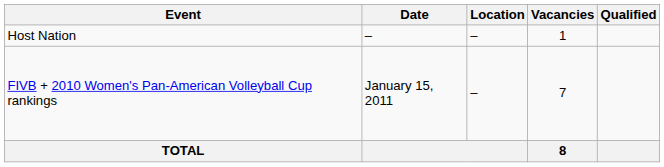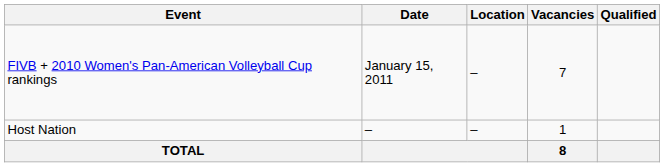rows swapped: (42, 35) <-> (160, 93)
